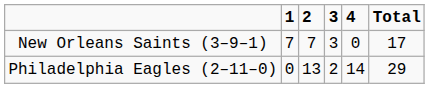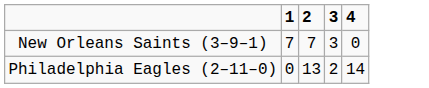- column: (397, 18)
